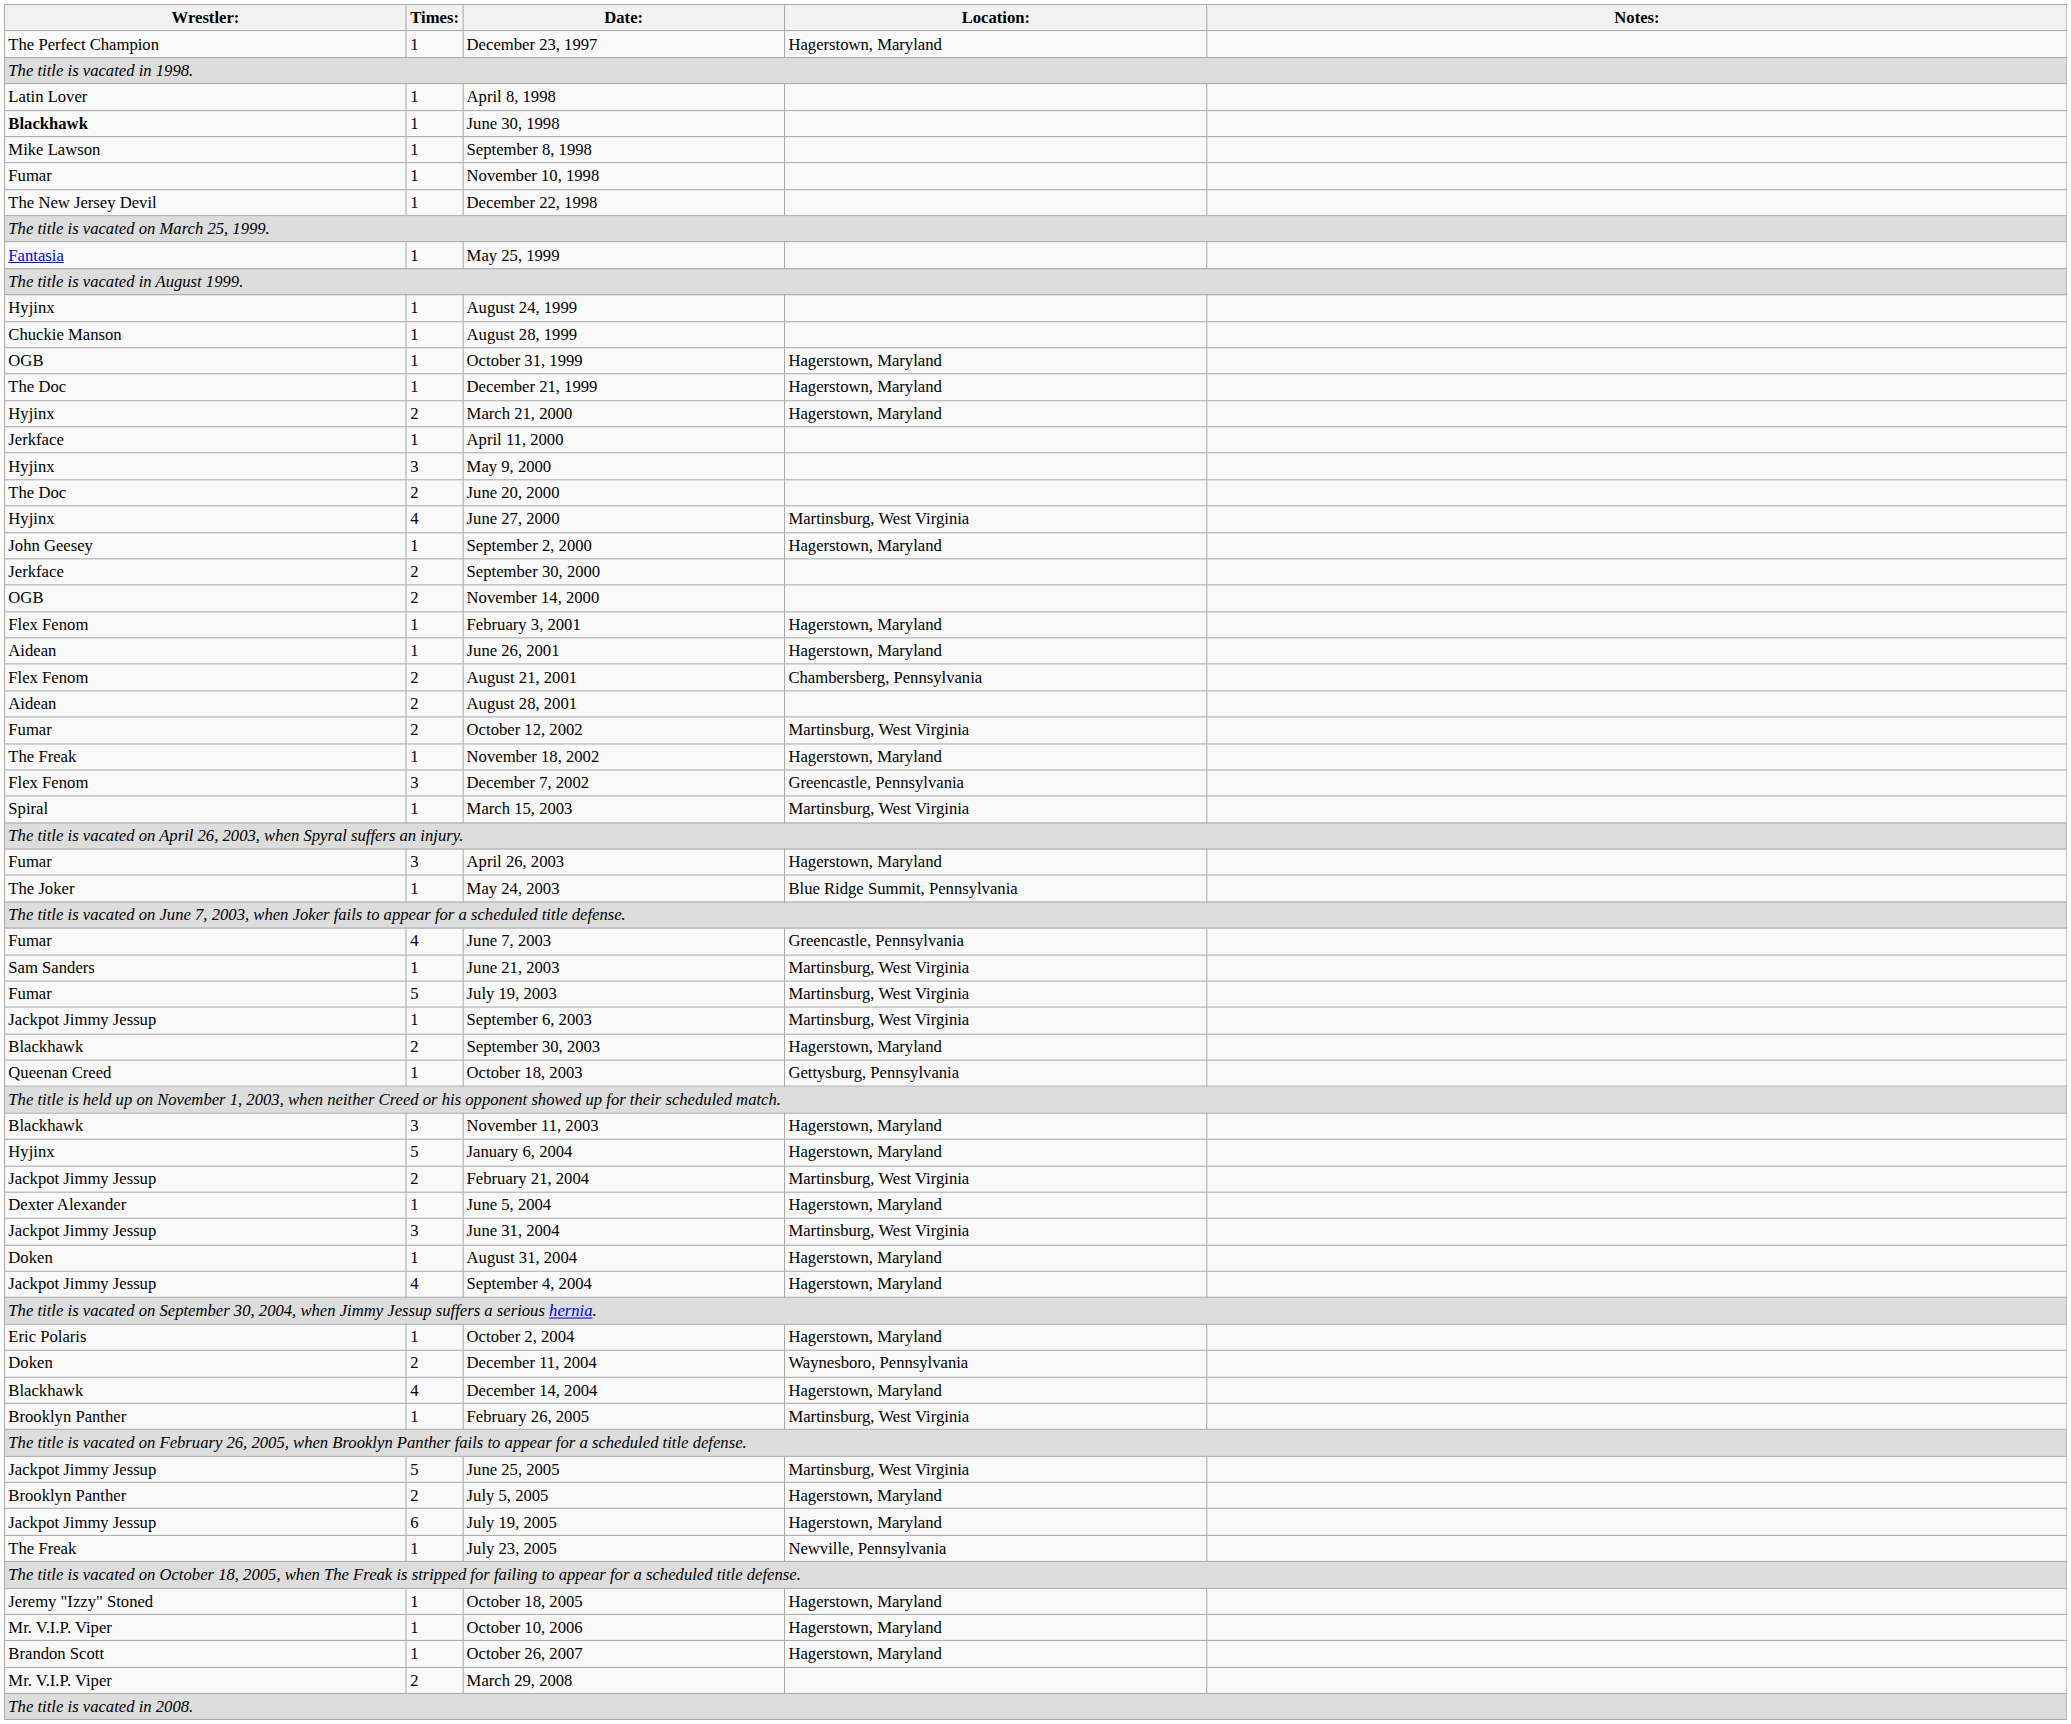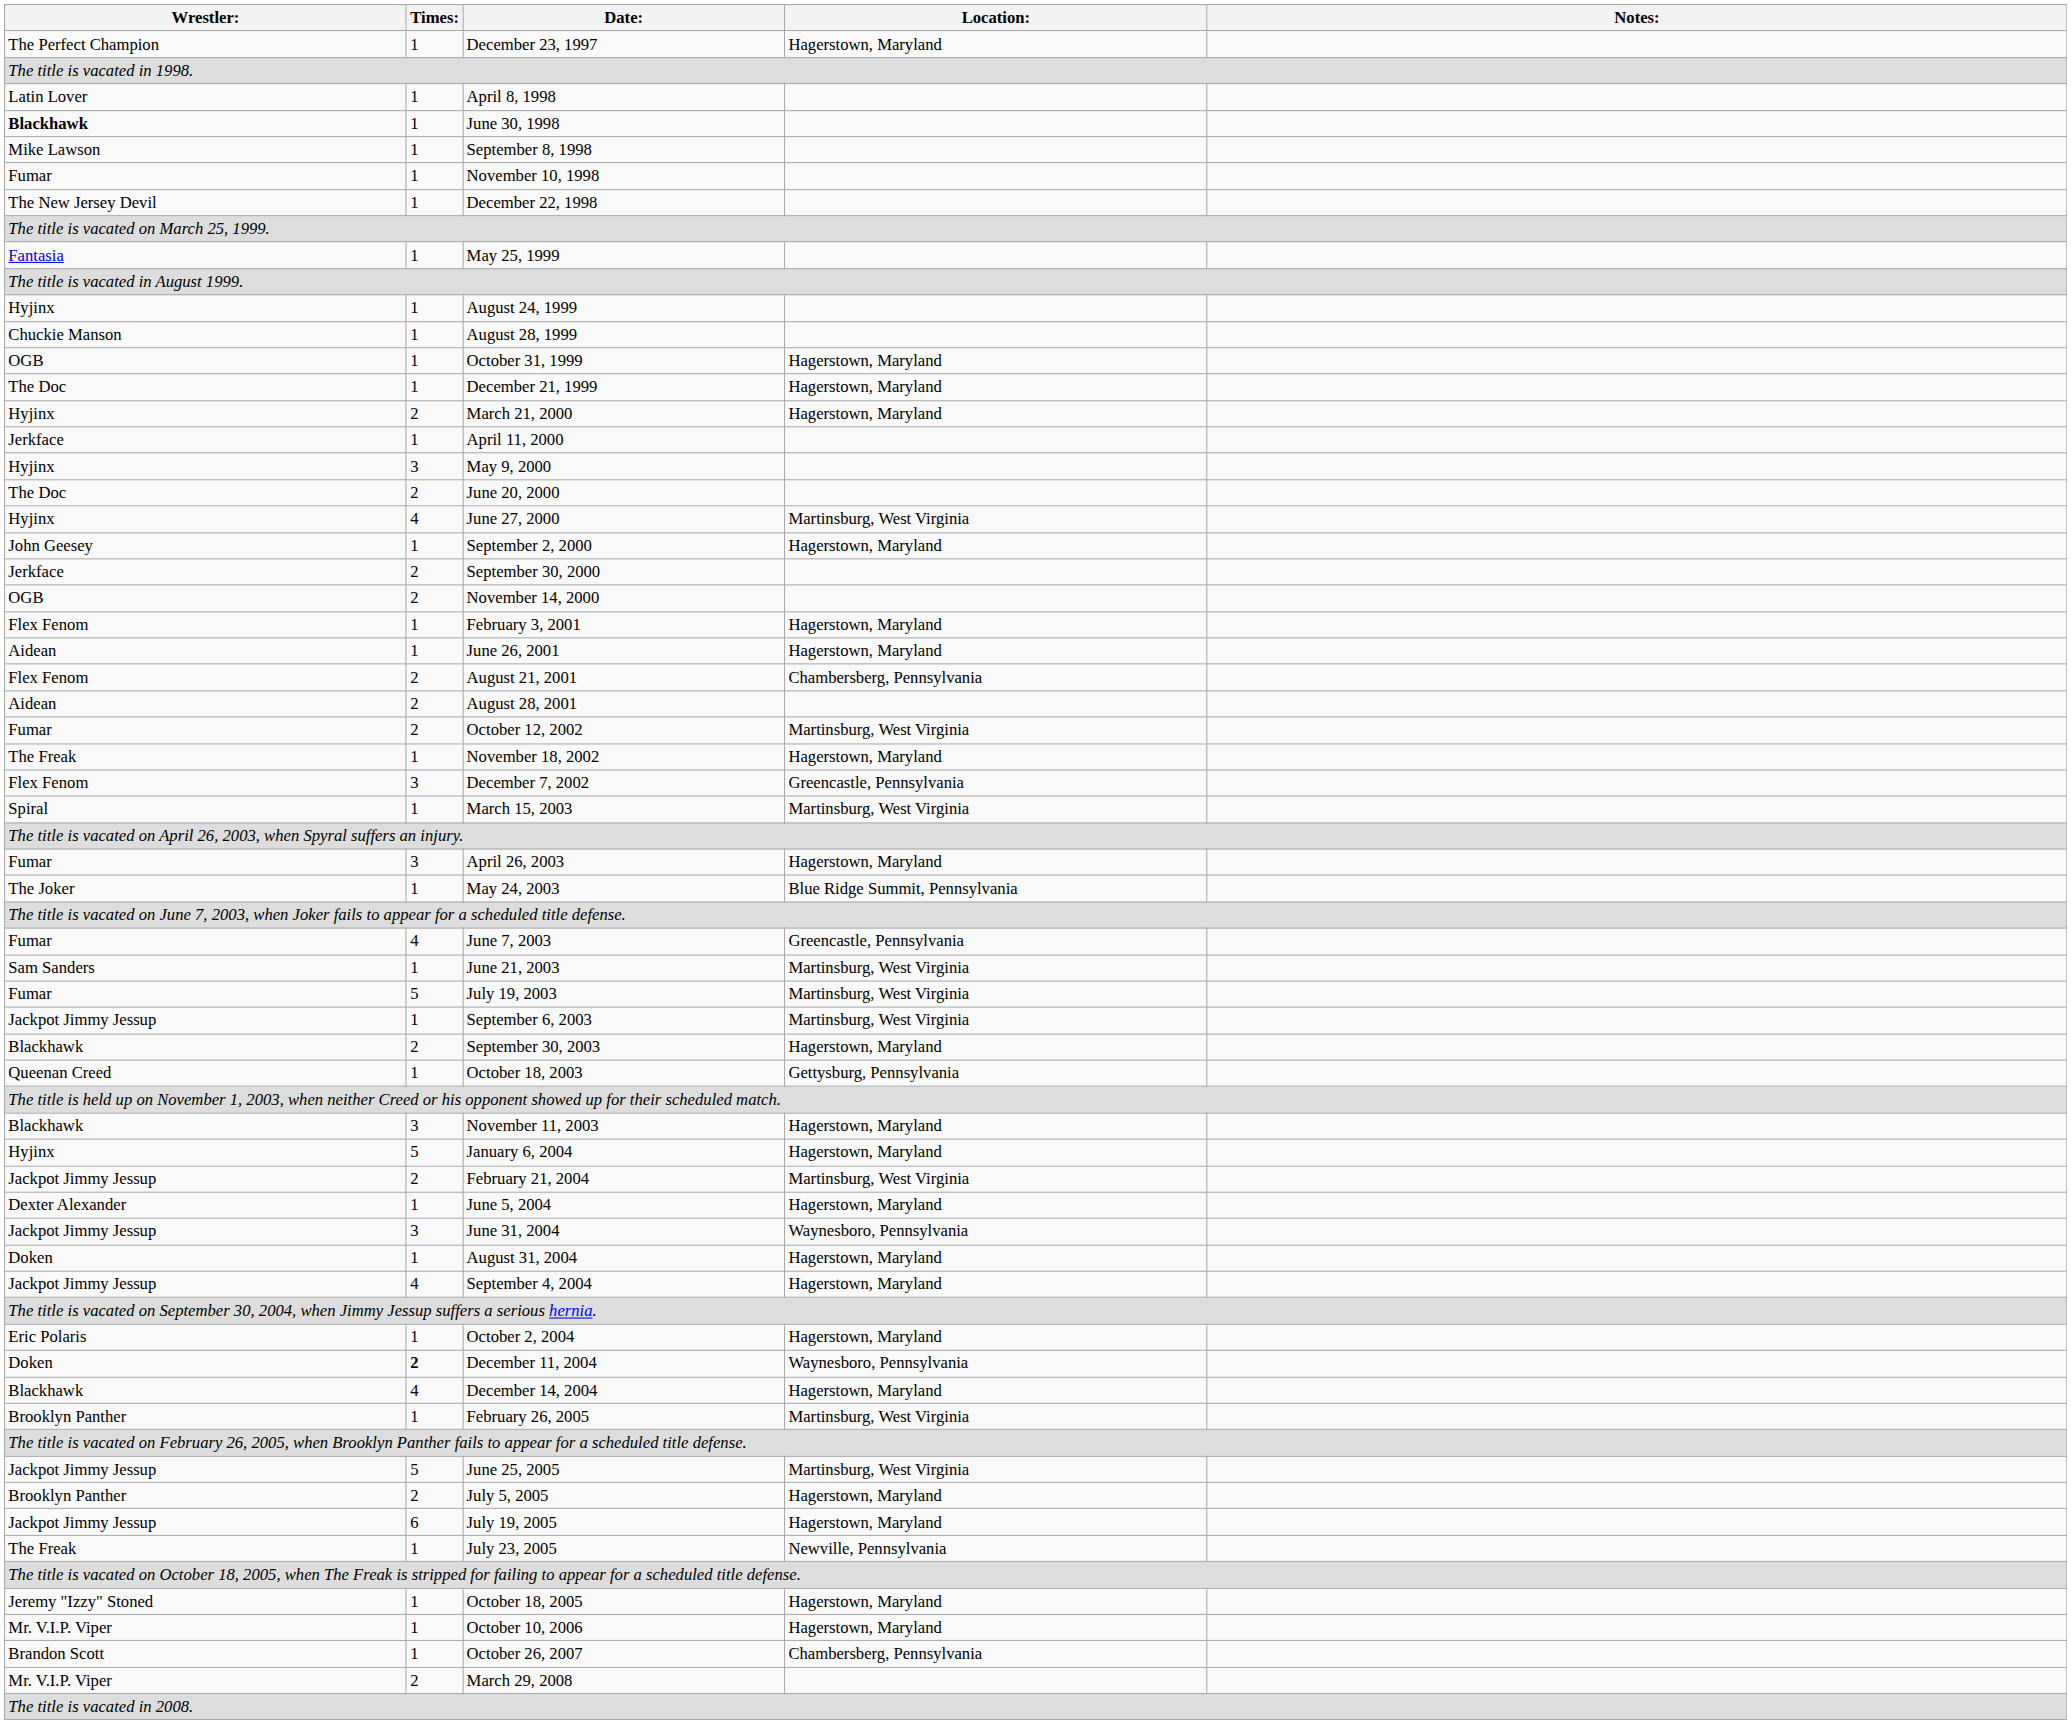(879, 1231) Martinsburg, West Virginia -> (878, 1231) Waynesboro, Pennsylvania
(414, 1363) normal -> (414, 1363) bold
(865, 1653) Hagerstown, Maryland -> (885, 1653) Chambersberg, Pennsylvania
